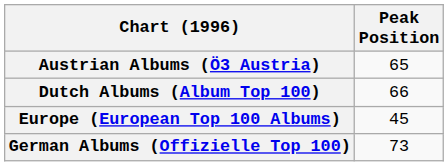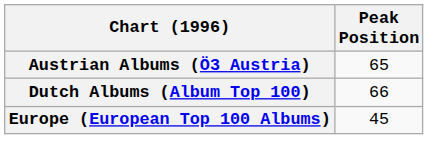- row: (180, 147)
